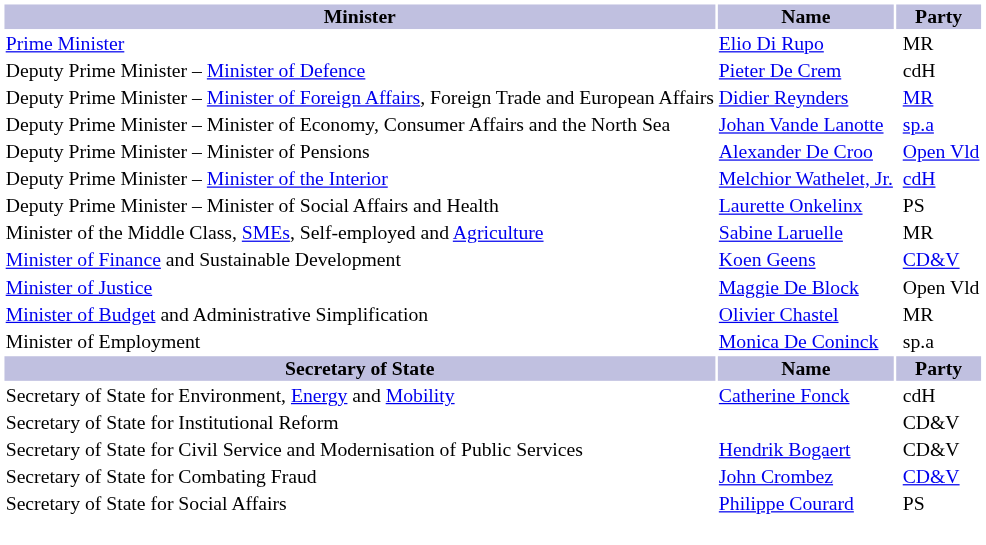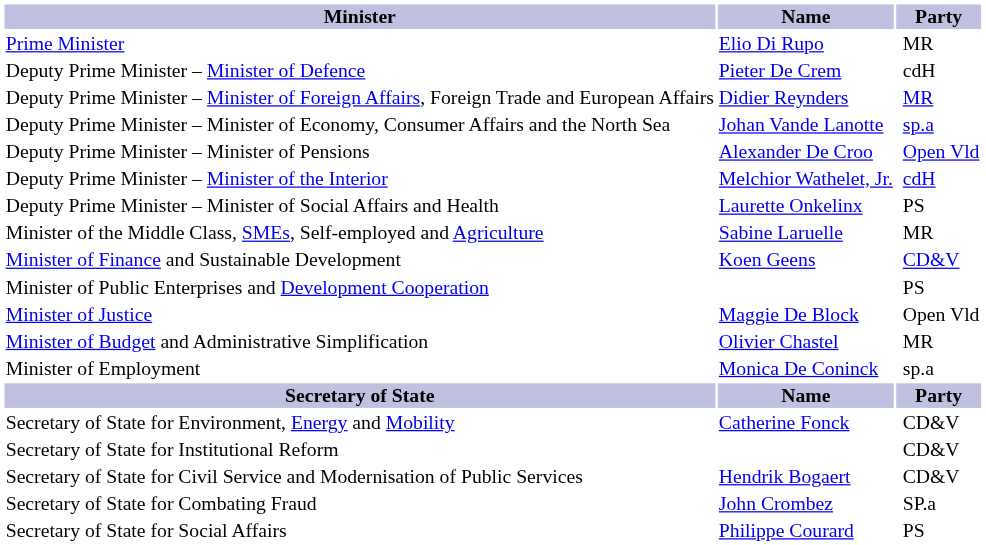+ row: (247, 287)
(919, 395) cdH -> (931, 422) CD&V
(931, 476) CD&V -> (919, 503) SP.a
